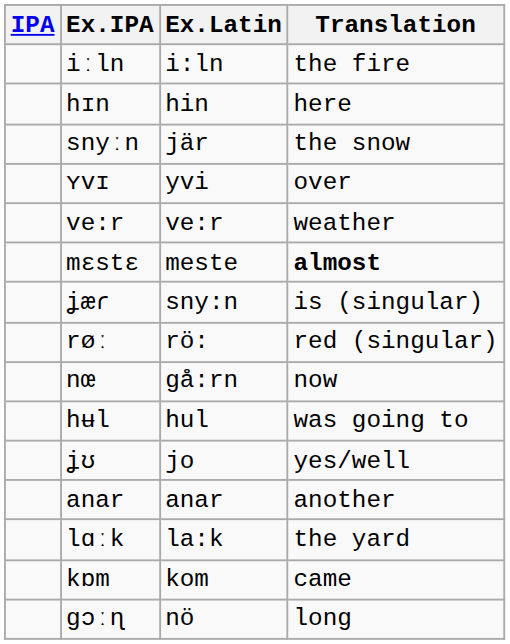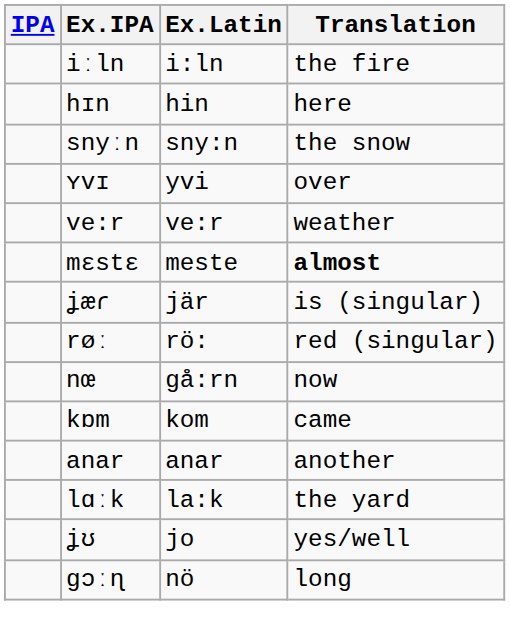(187, 144) jär -> (202, 144) sny:n
(202, 302) sny:n -> (187, 302) jär
- row: (88, 421)
rows swapped: (81, 461) <-> (88, 579)
